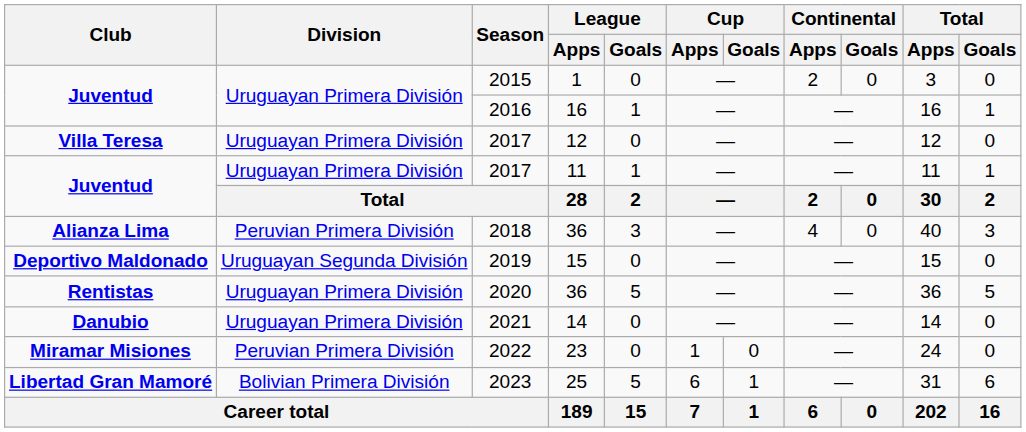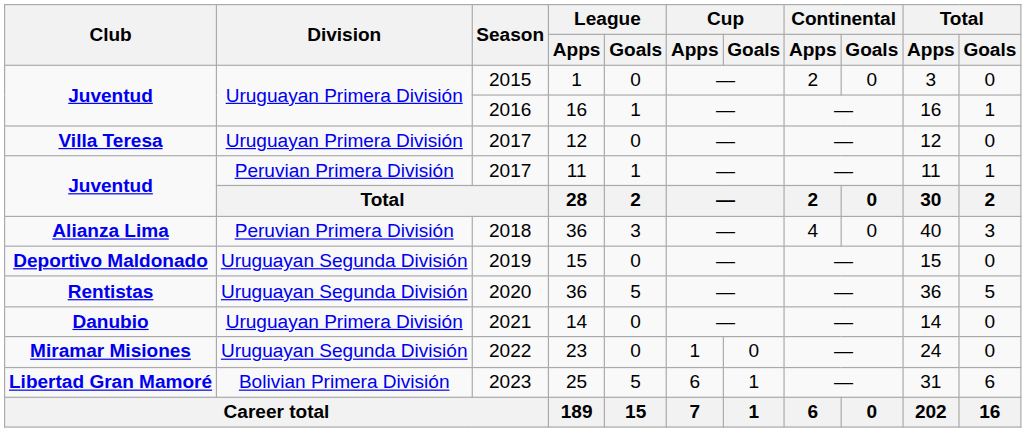(344, 170) Uruguayan Primera División -> (344, 170) Peruvian Primera División
(344, 291) Uruguayan Primera División -> (344, 291) Uruguayan Segunda División
(344, 351) Peruvian Primera División -> (344, 351) Uruguayan Segunda División
